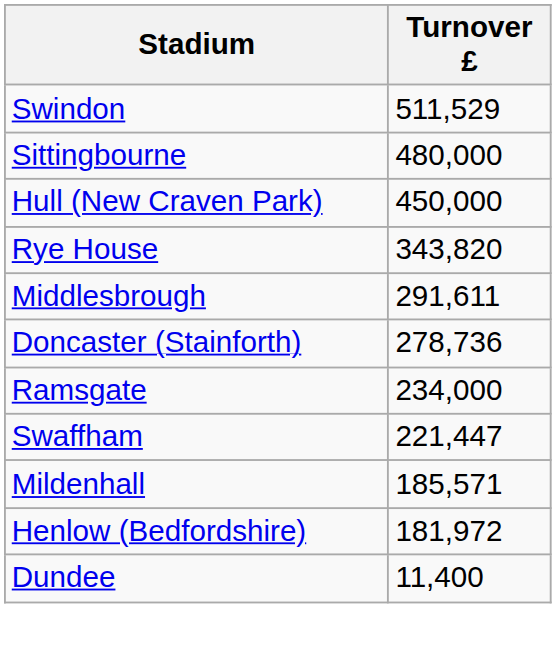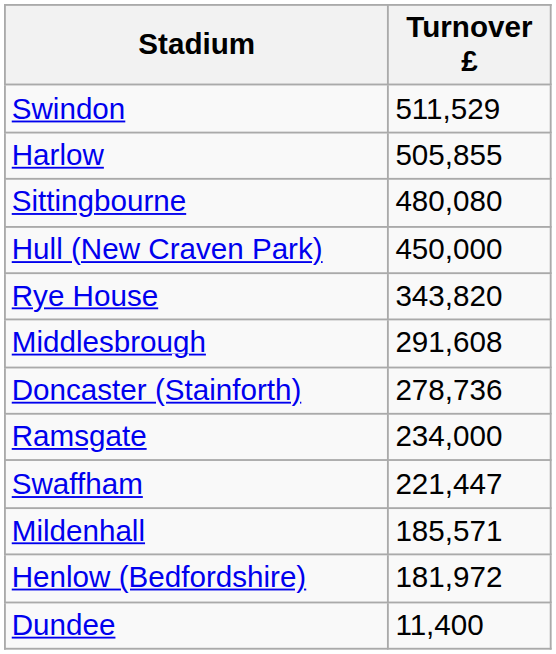+ row: (58, 155)
(449, 155) 480,000 -> (449, 202) 480,080
(448, 295) 291,611 -> (449, 342) 291,608
